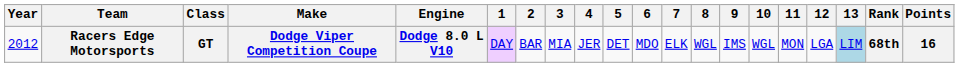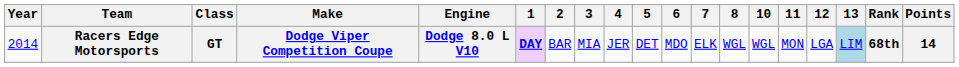- column: (734, 15)
(23, 44) 2012 -> (23, 44) 2014
(502, 44) normal -> (531, 44) bold
(928, 44) 16 -> (928, 44) 14
